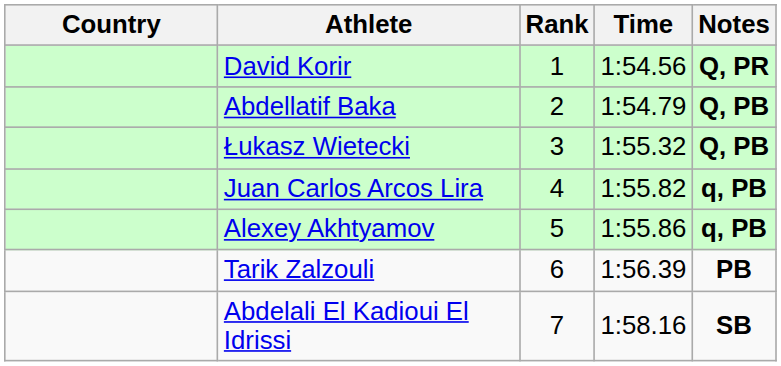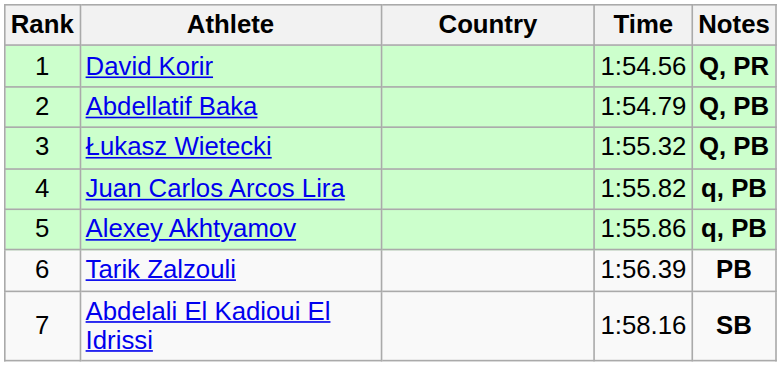columns swapped: (557, 24) <-> (111, 24)
